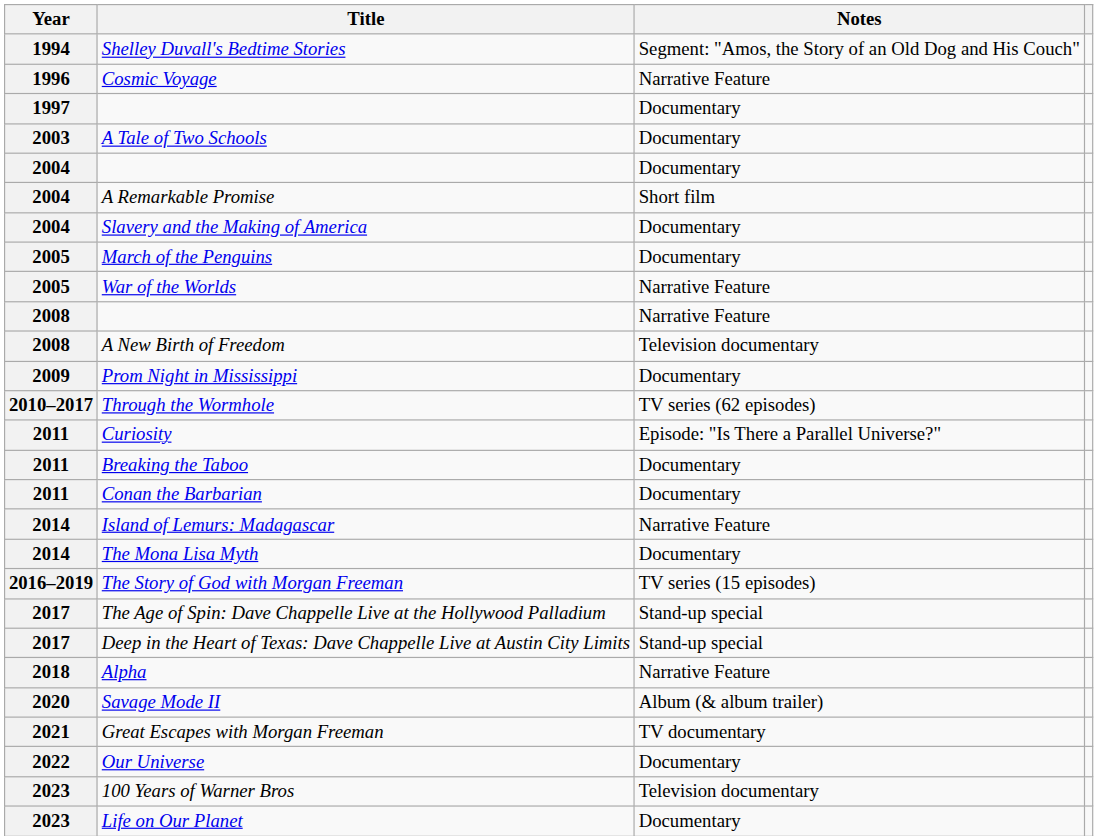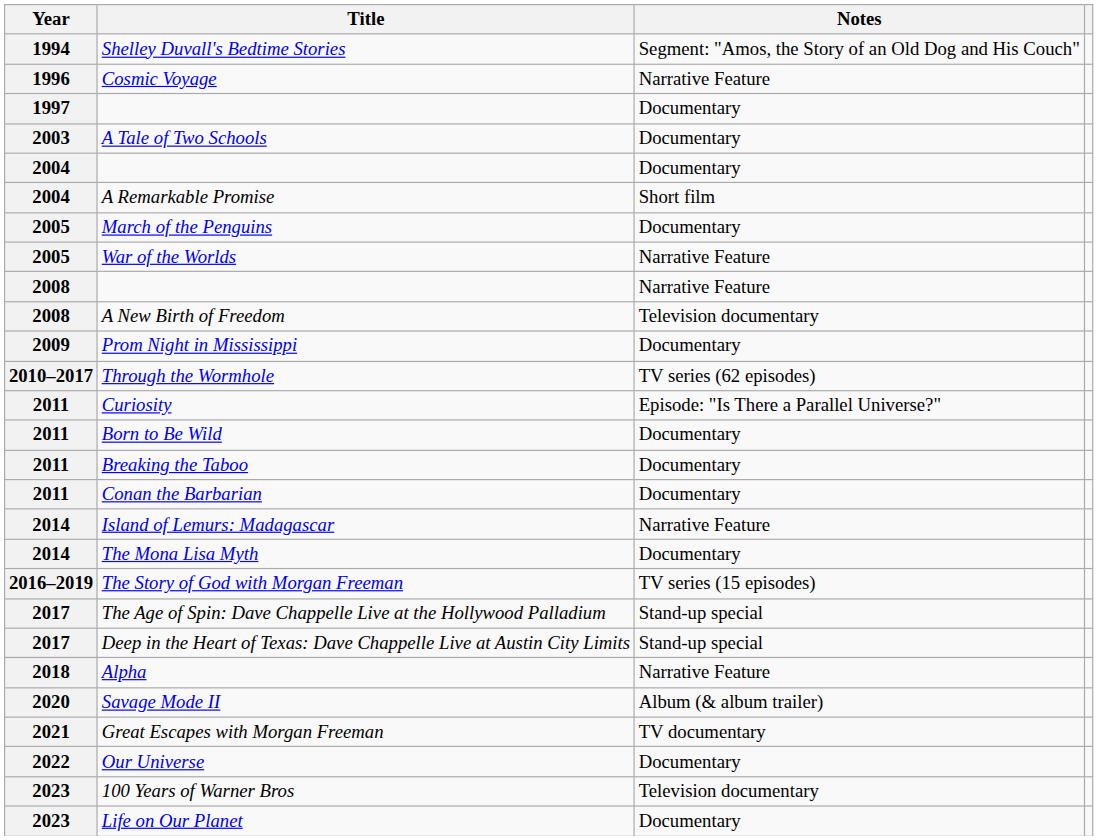- row: (51, 227)
+ row: (51, 434)
